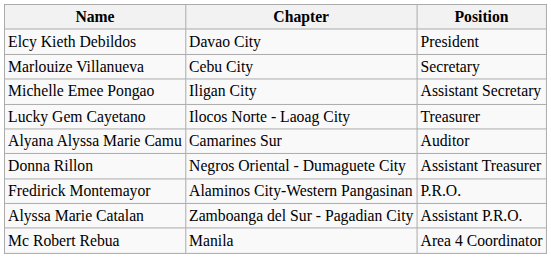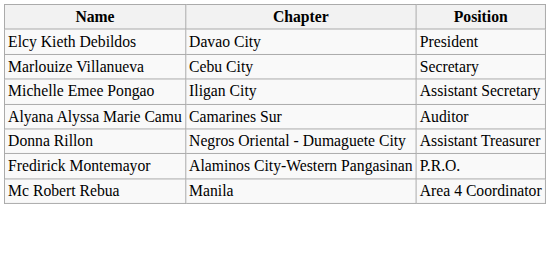- row: (77, 116)
- row: (76, 215)
